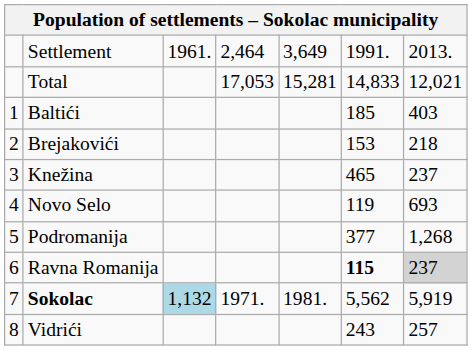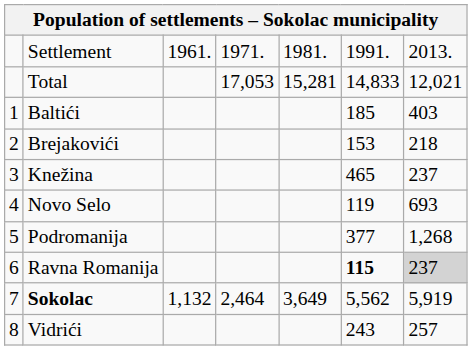(242, 50) 2,464 -> (242, 50) 1971.
(305, 50) 3,649 -> (305, 50) 1981.
(189, 298) lightblue background -> (189, 298) no background
(242, 298) 1971. -> (242, 298) 2,464
(305, 298) 1981. -> (305, 298) 3,649
